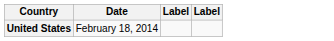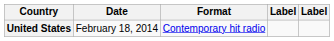+ column: (214, 12)
